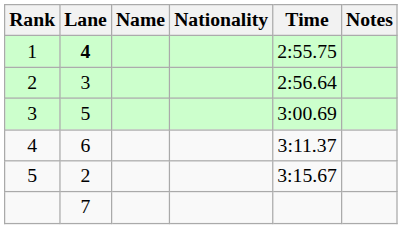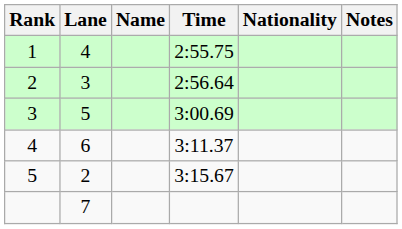columns swapped: (221, 20) <-> (307, 20)
(85, 51) bold -> (85, 51) normal
